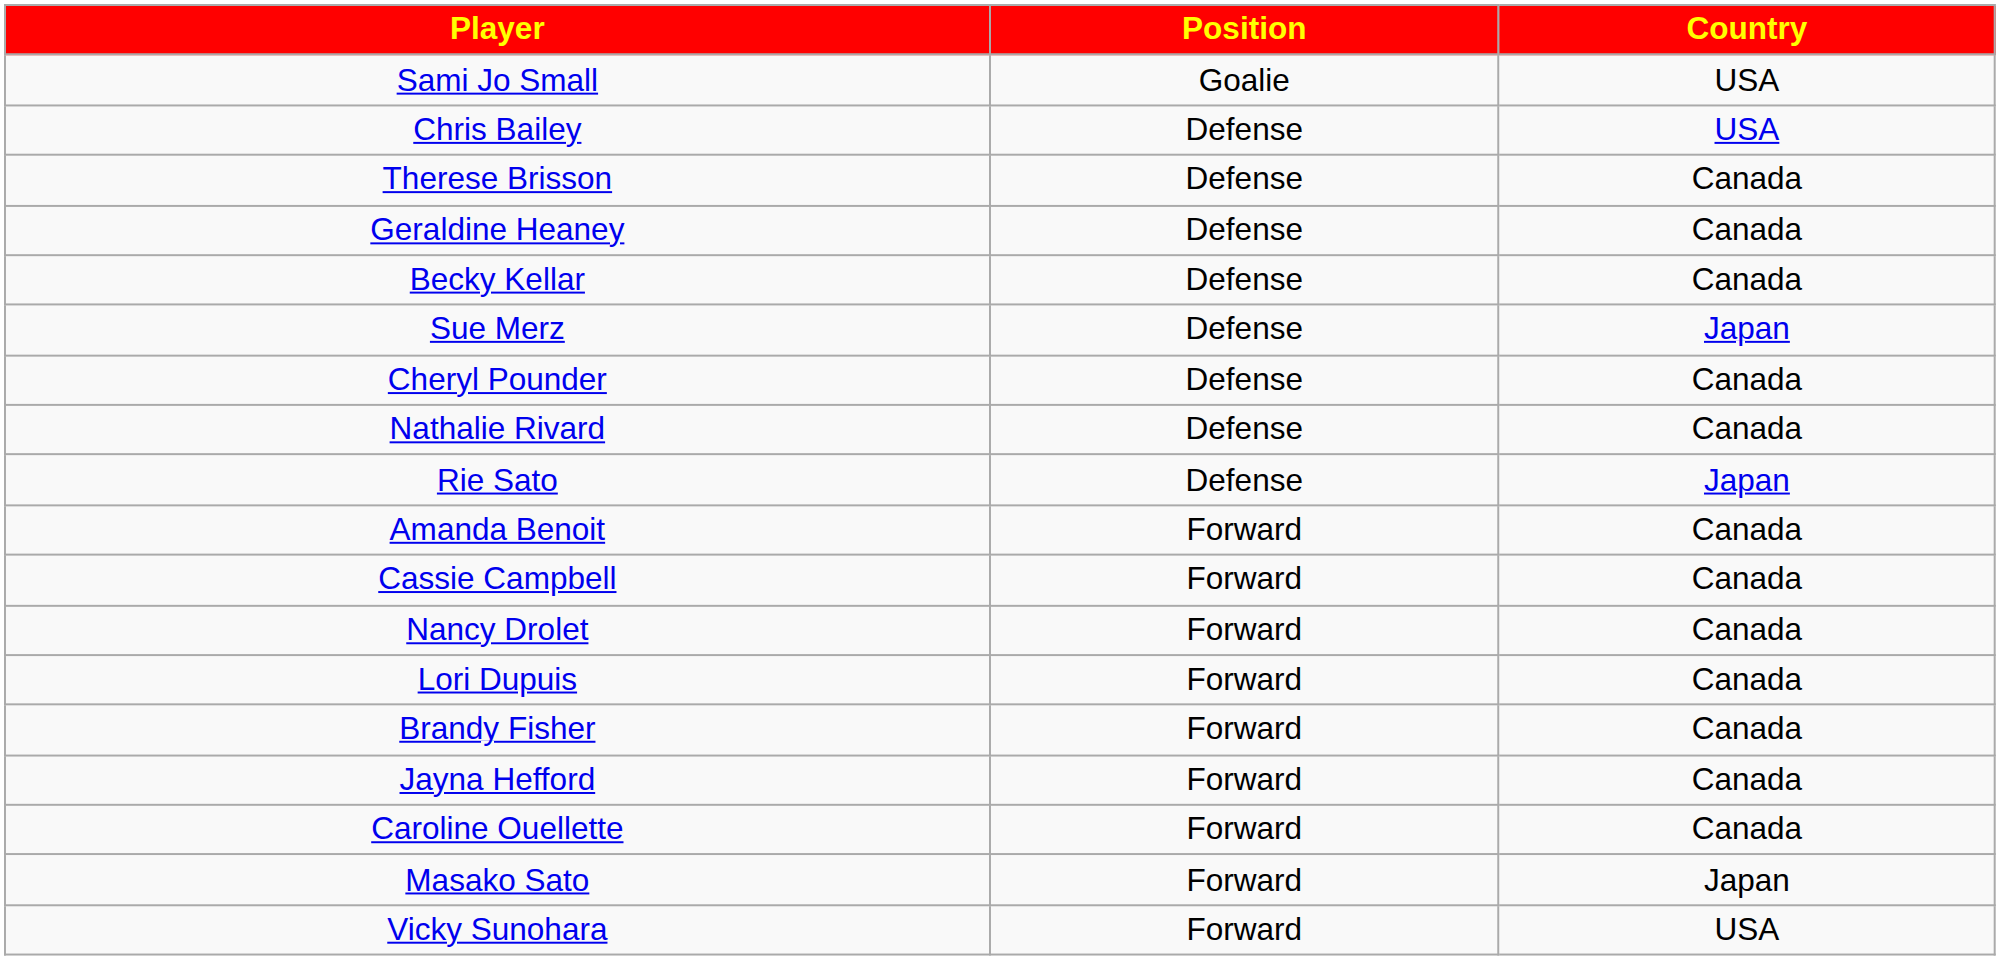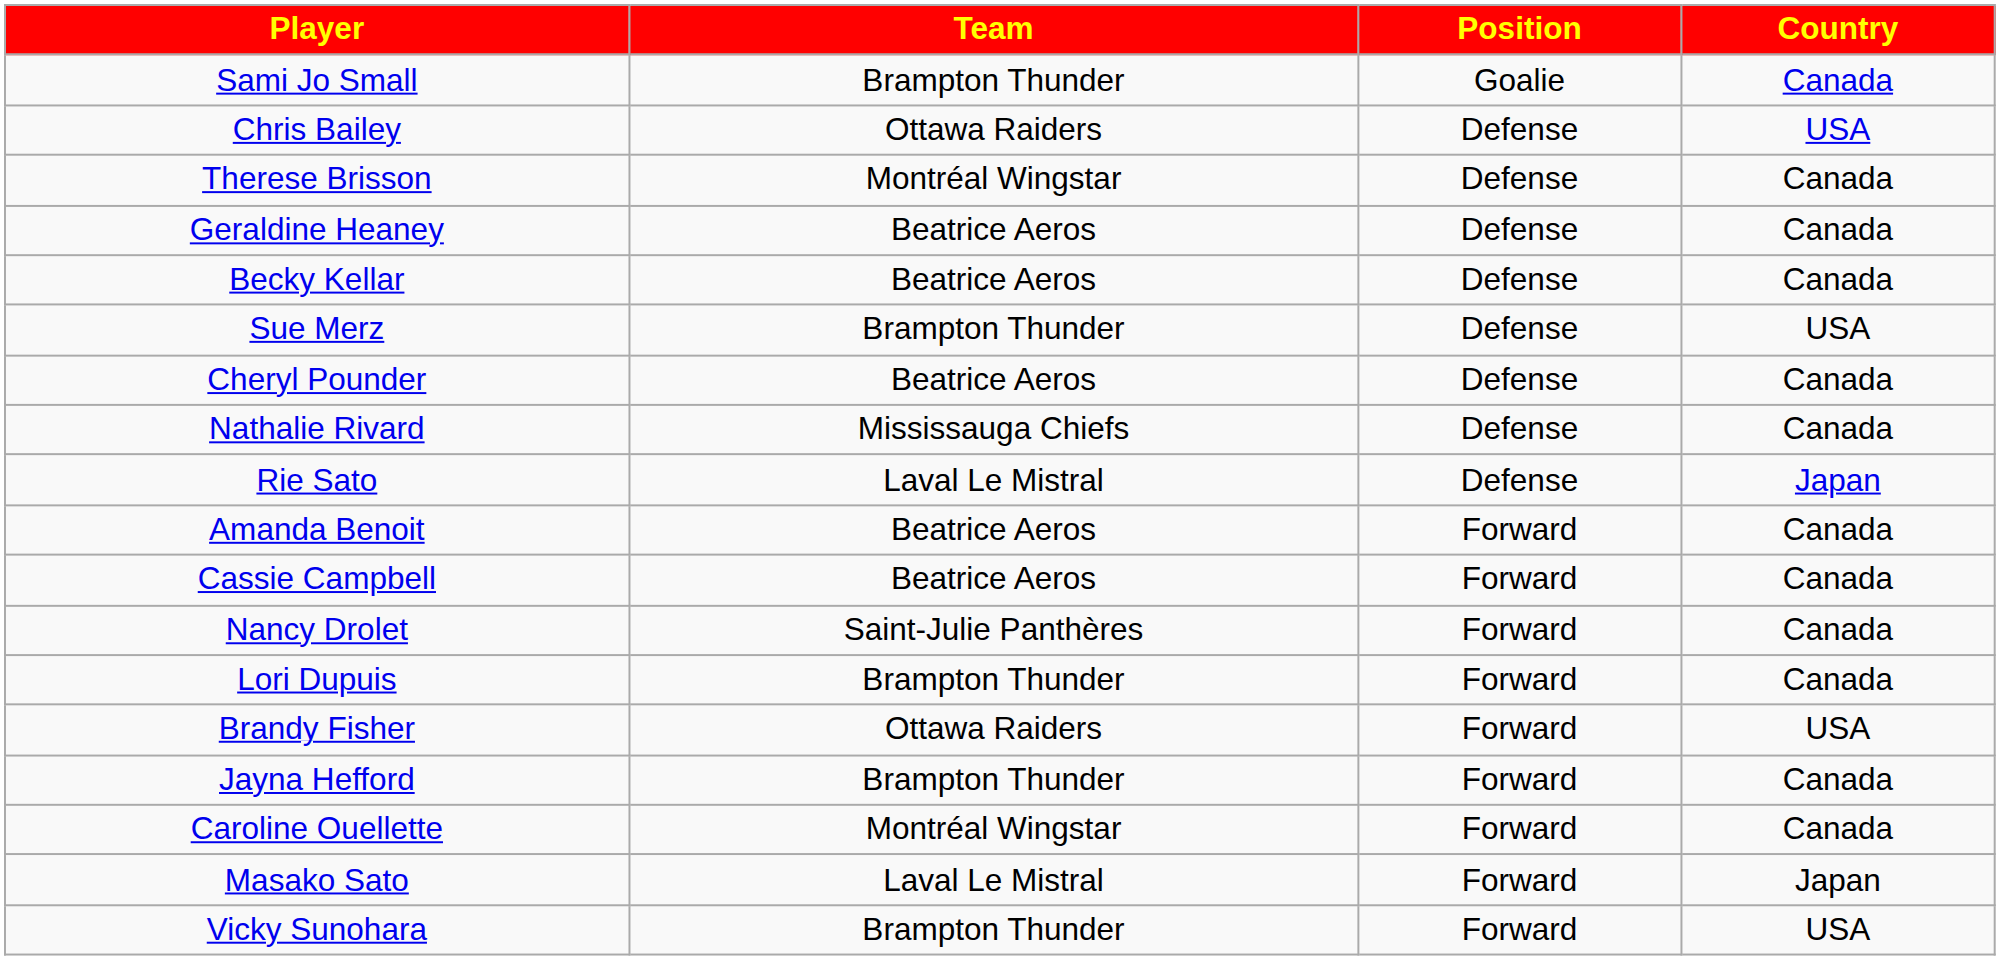+ column: (994, 29)
(1747, 79) USA -> (1838, 79) Canada
(1747, 329) Japan -> (1838, 329) USA
(1747, 729) Canada -> (1838, 729) USA
